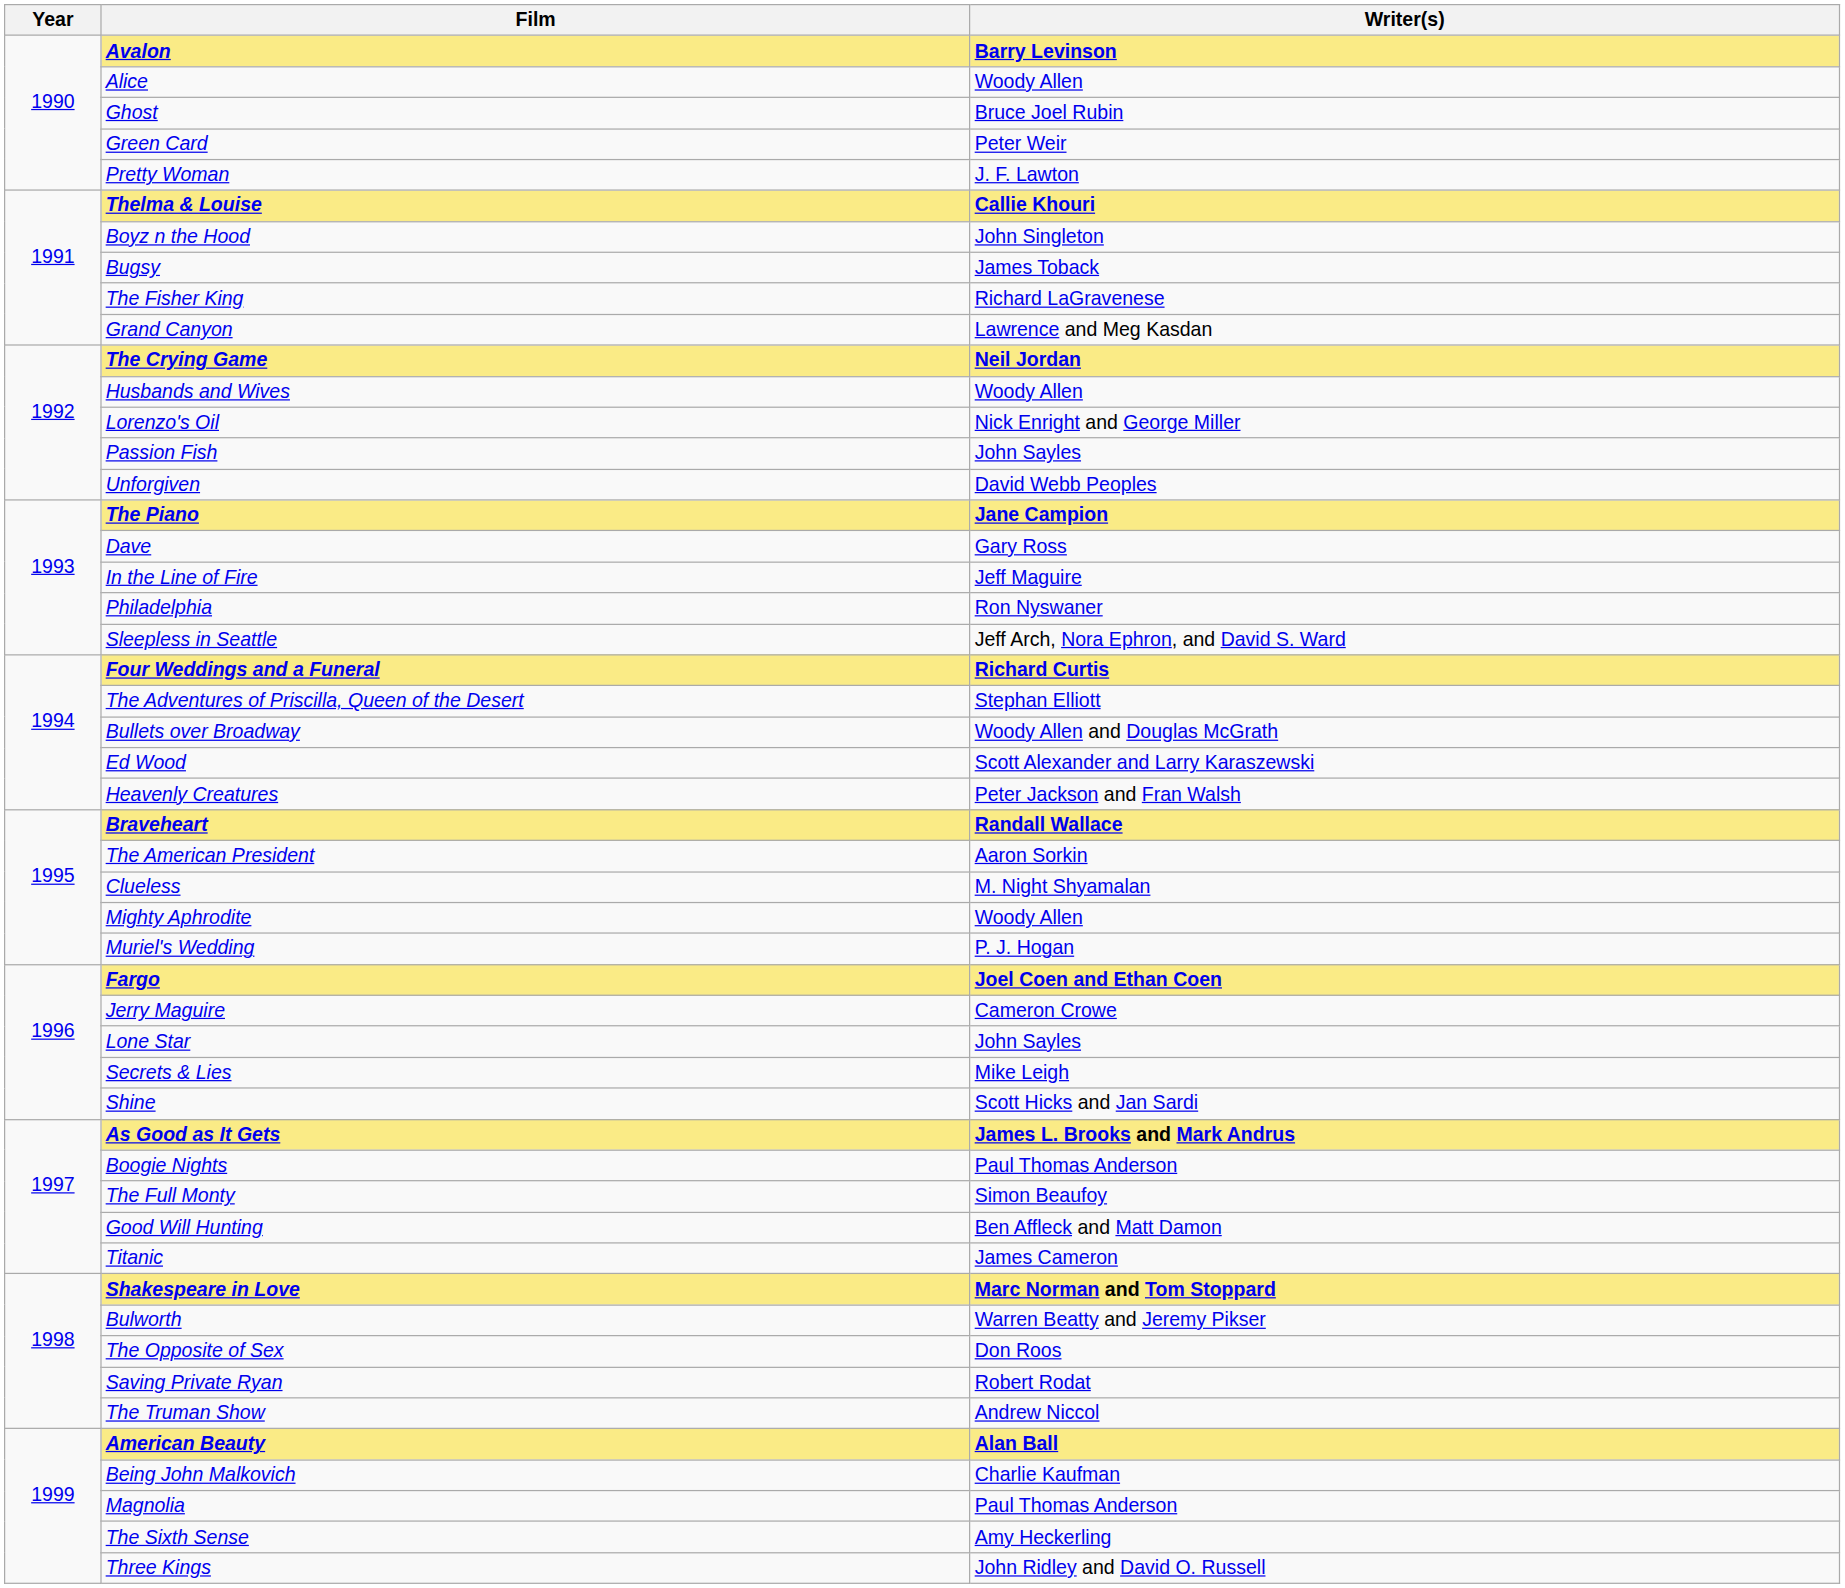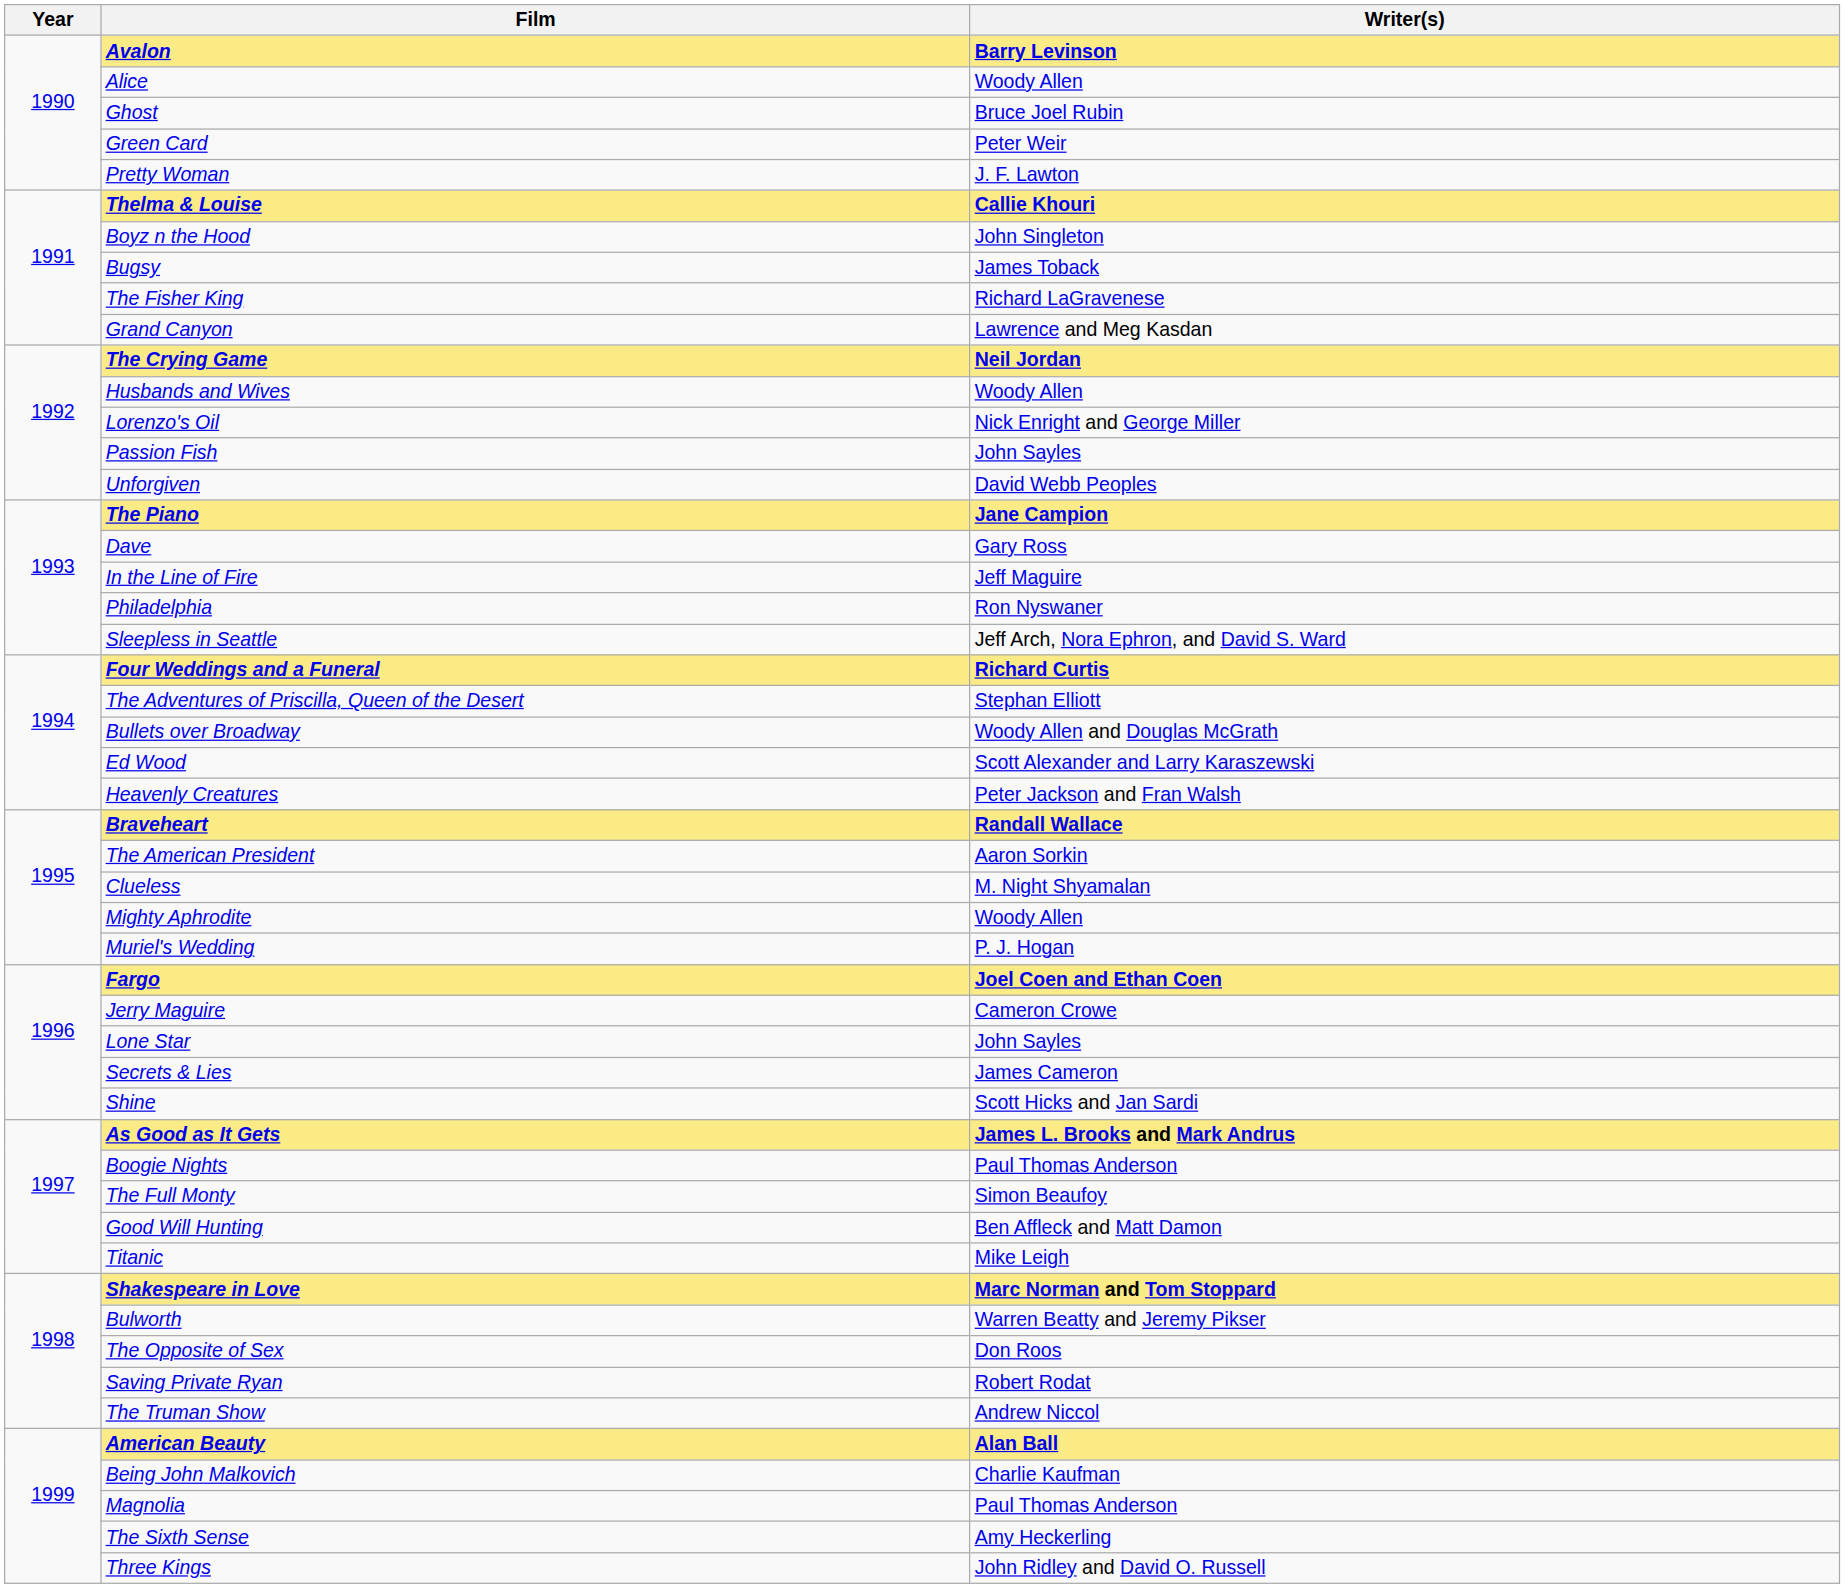(1022, 1072) Mike Leigh -> (1046, 1072) James Cameron
(1046, 1258) James Cameron -> (1022, 1258) Mike Leigh
